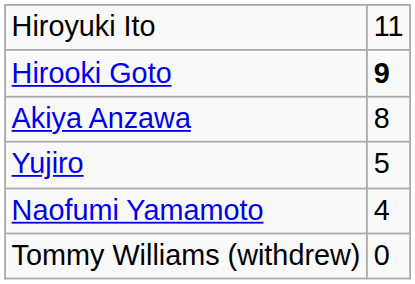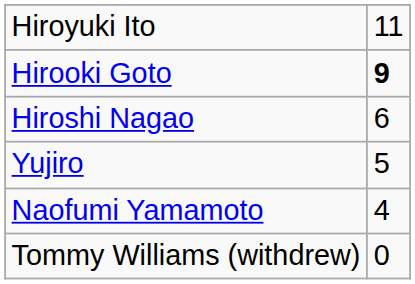- row: (101, 118)
+ row: (103, 118)
